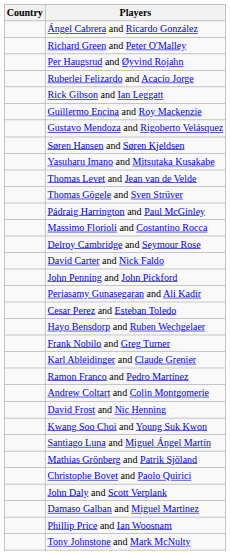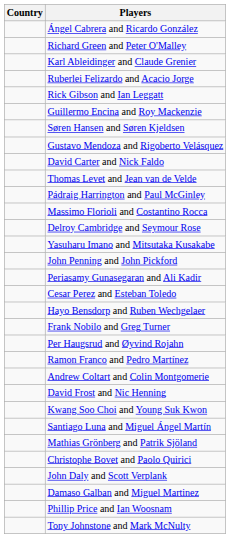rows swapped: (122, 360) <-> (115, 62)
rows swapped: (135, 128) <-> (116, 145)
rows swapped: (106, 261) <-> (131, 161)
- row: (115, 194)
